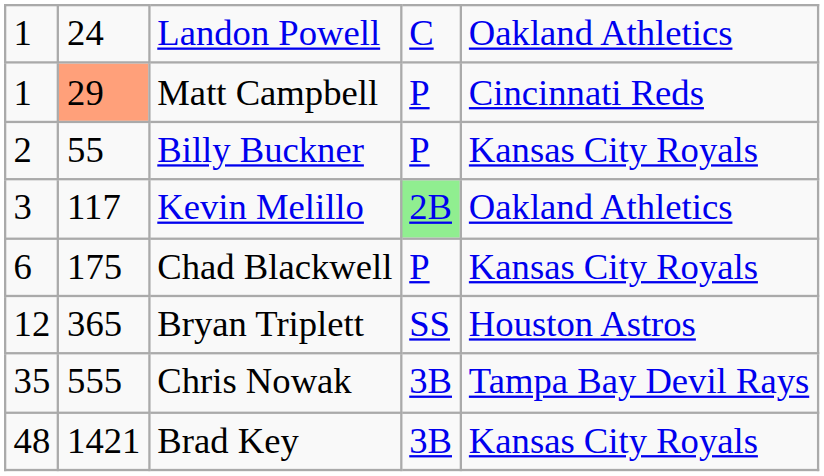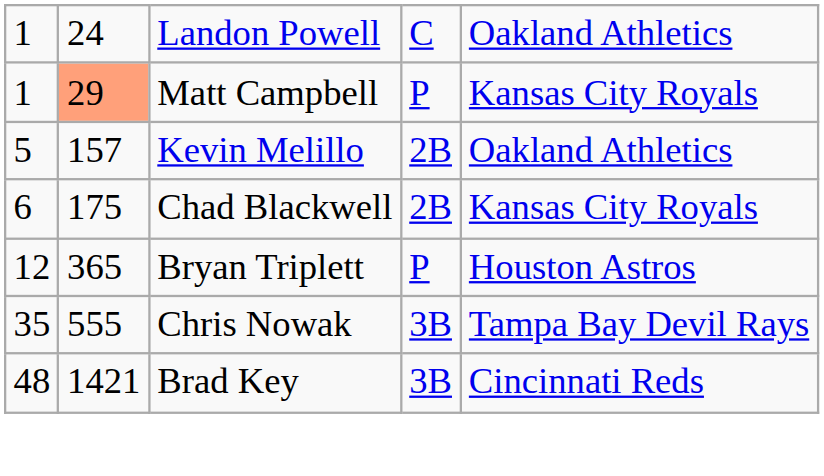(586, 91) Cincinnati Reds -> (613, 91) Kansas City Royals
- row: (261, 149)
(23, 207) 3 -> (23, 149) 5
(94, 207) 117 -> (95, 149) 157
(431, 207) lightgreen background -> (431, 149) no background
(419, 265) P -> (431, 207) 2B
(430, 324) SS -> (419, 265) P
(613, 440) Kansas City Royals -> (586, 382) Cincinnati Reds
